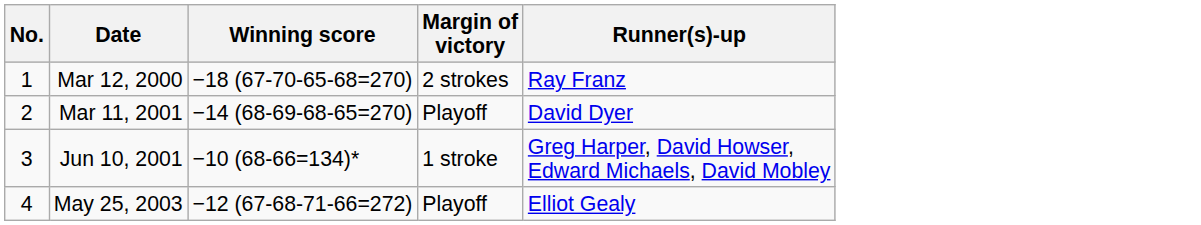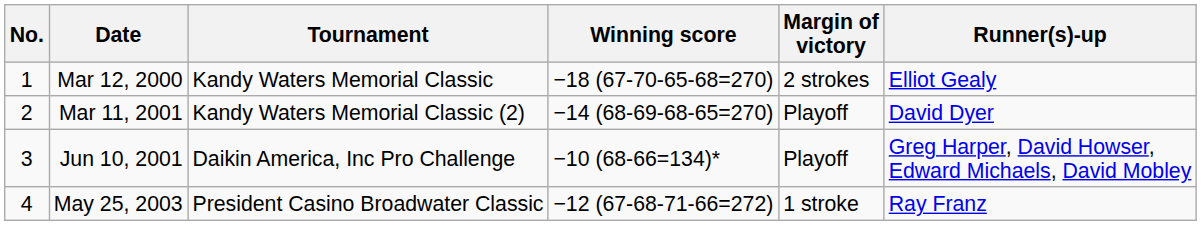+ column: (368, 34)
(577, 79) Ray Franz -> (943, 79) Elliot Gealy
(460, 158) 1 stroke -> (815, 158) Playoff
(455, 204) Playoff -> (821, 204) 1 stroke
(582, 204) Elliot Gealy -> (938, 204) Ray Franz
